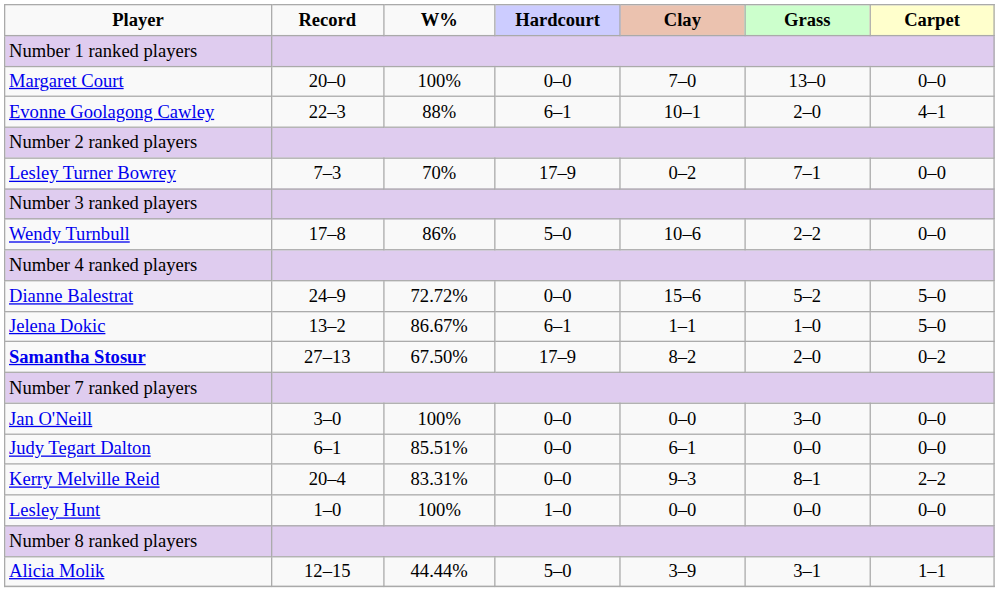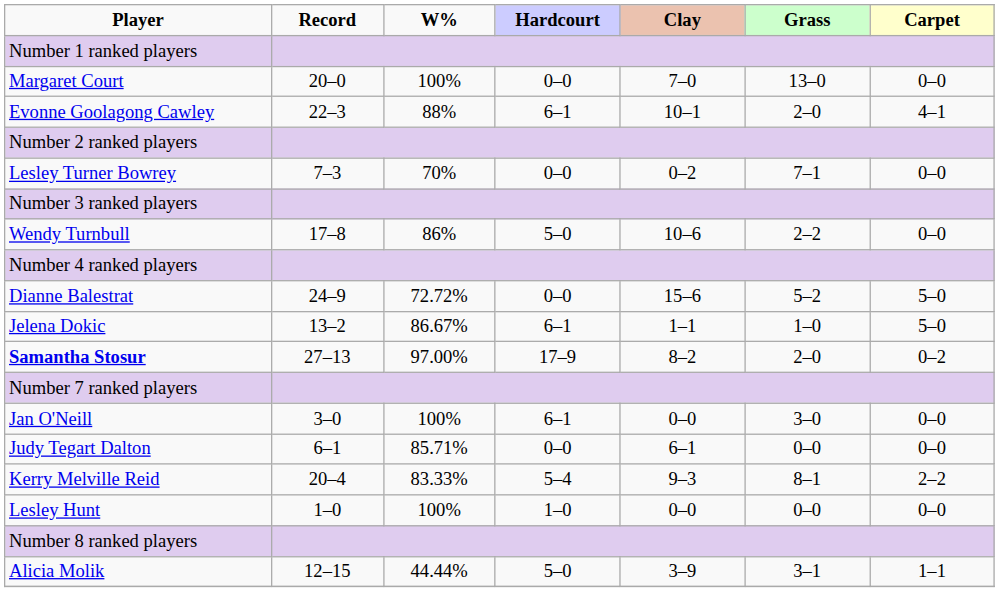(558, 173) 17–9 -> (558, 173) 0–0
(439, 357) 67.50% -> (439, 357) 97.00%
(558, 418) 0–0 -> (558, 418) 6–1
(439, 449) 85.51% -> (439, 449) 85.71%
(439, 479) 83.31% -> (439, 479) 83.33%
(558, 479) 0–0 -> (558, 479) 5–4
